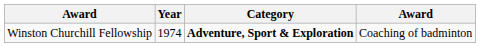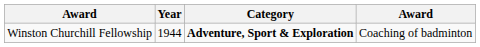(170, 33) 1974 -> (170, 33) 1944
